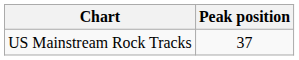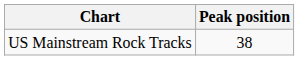(244, 42) 37 -> (244, 42) 38
